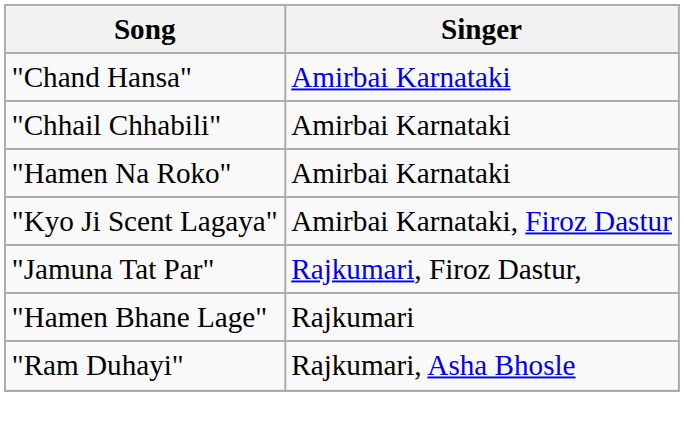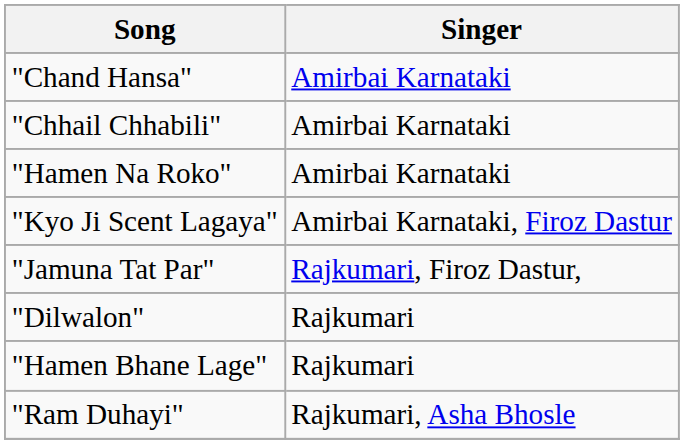+ row: (78, 317)
